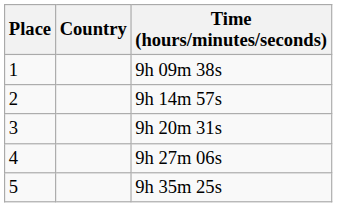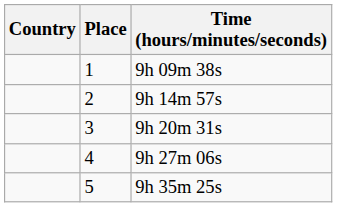columns swapped: (30, 29) <-> (93, 29)
